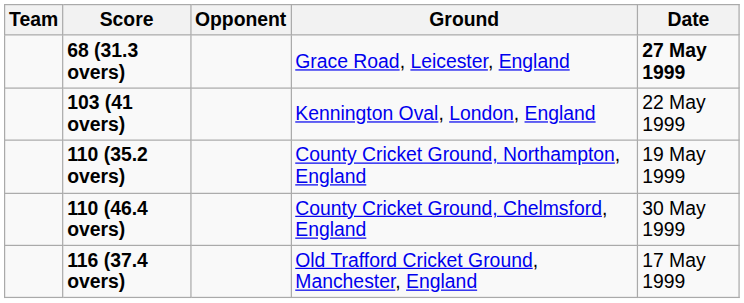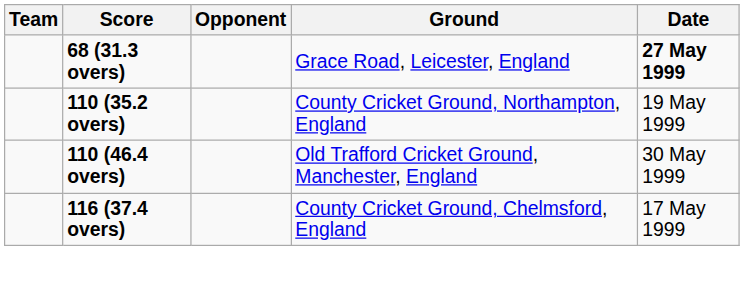- row: (100, 113)
(451, 218) County Cricket Ground, Chelmsford, England -> (417, 166) Old Trafford Cricket Ground, Manchester, England
(417, 271) Old Trafford Cricket Ground, Manchester, England -> (451, 218) County Cricket Ground, Chelmsford, England
